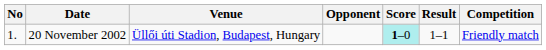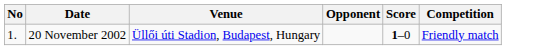- column: (439, 14)
(401, 34) paleturquoise background -> (401, 34) no background
